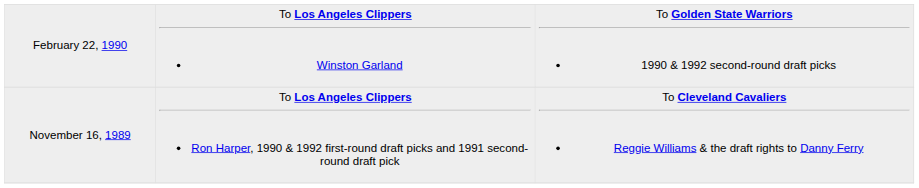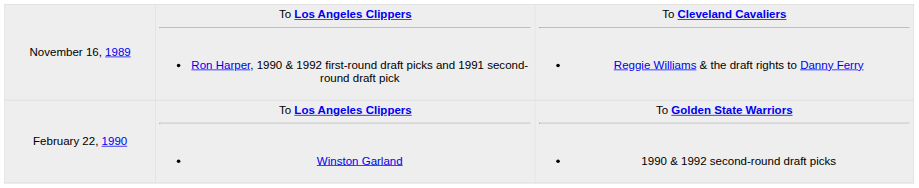rows swapped: (80, 135) <-> (80, 45)
